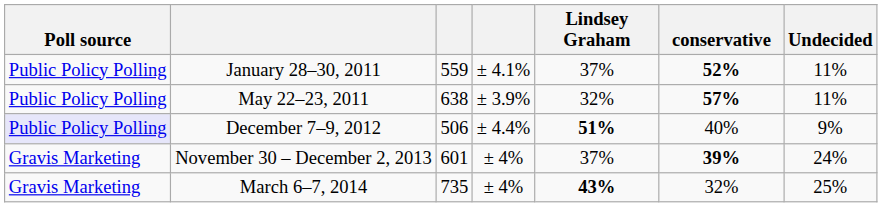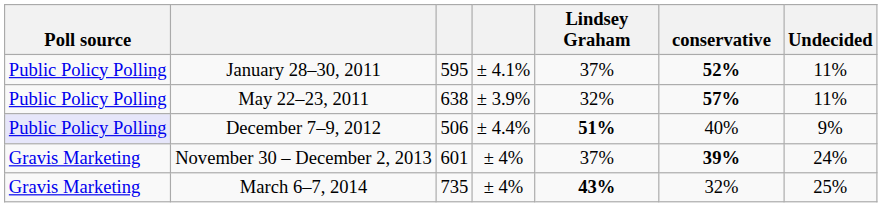(454, 69) 559 -> (454, 69) 595
